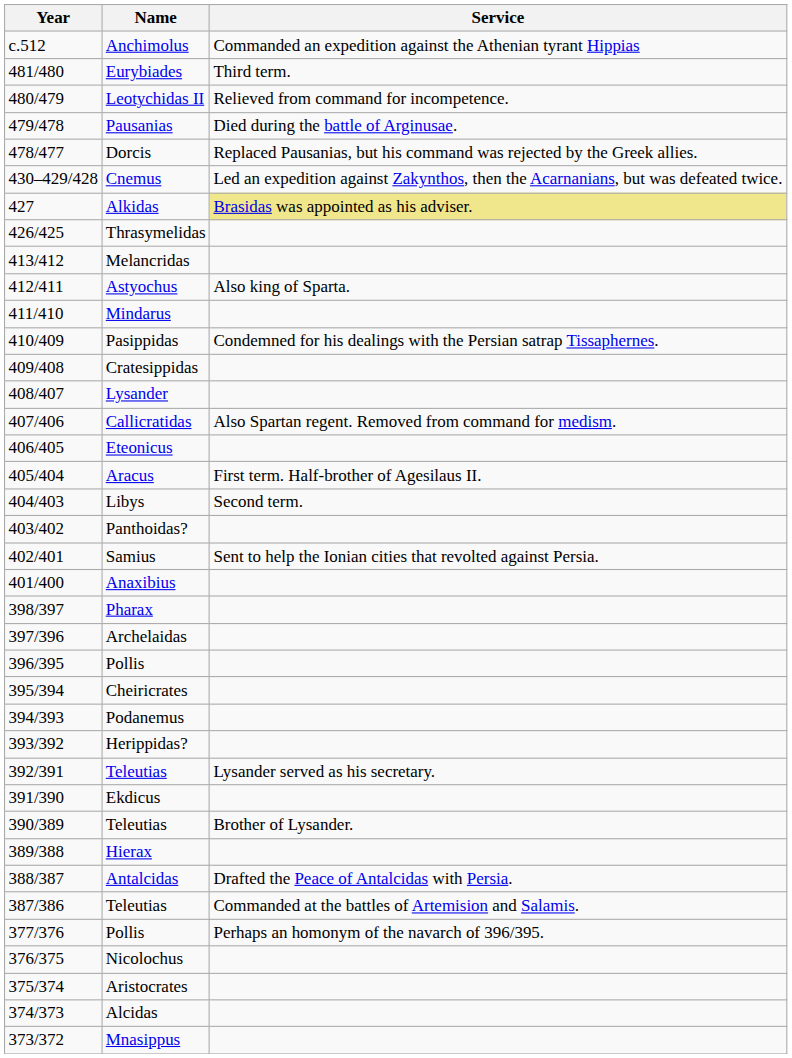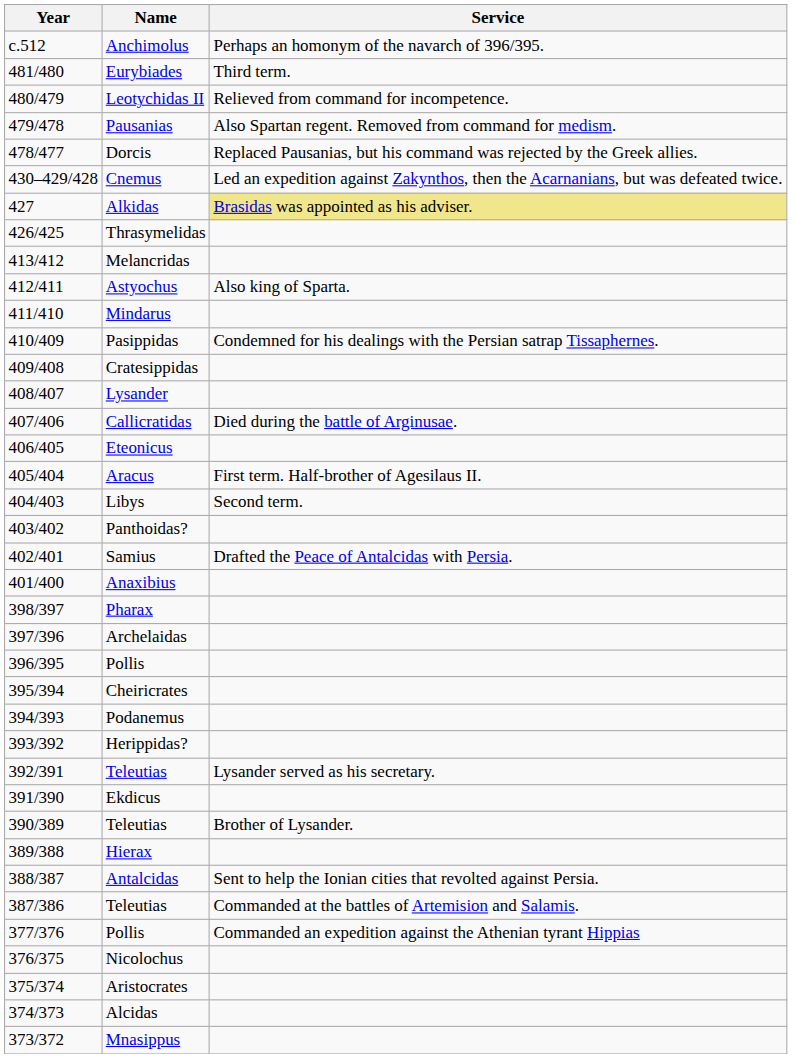(427, 44) Commanded an expedition against the Athenian tyrant Hippias -> (379, 44) Perhaps an homonym of the navarch of 396/395.
(335, 125) Died during the battle of Arginusae. -> (415, 125) Also Spartan regent. Removed from command for medism.
(415, 421) Also Spartan regent. Removed from command for medism. -> (335, 421) Died during the battle of Arginusae.
(406, 555) Sent to help the Ionian cities that revolted against Persia. -> (363, 555) Drafted the Peace of Antalcidas with Persia.
(363, 878) Drafted the Peace of Antalcidas with Persia. -> (406, 878) Sent to help the Ionian cities that revolted against Persia.
(379, 932) Perhaps an homonym of the navarch of 396/395. -> (427, 932) Commanded an expedition against the Athenian tyrant Hippias
